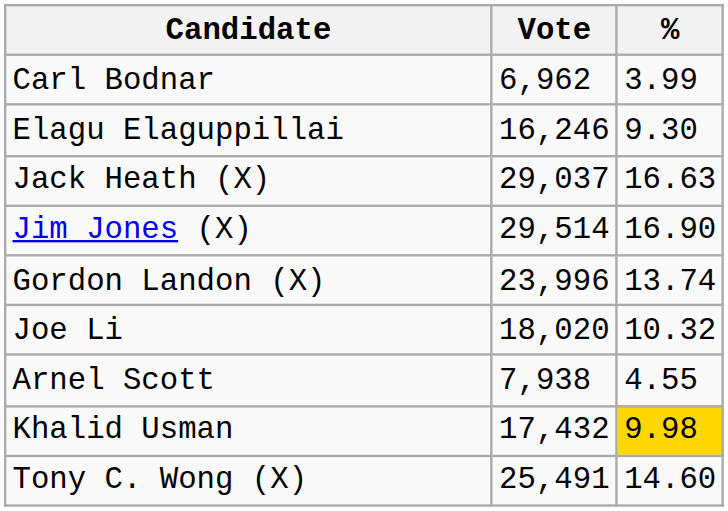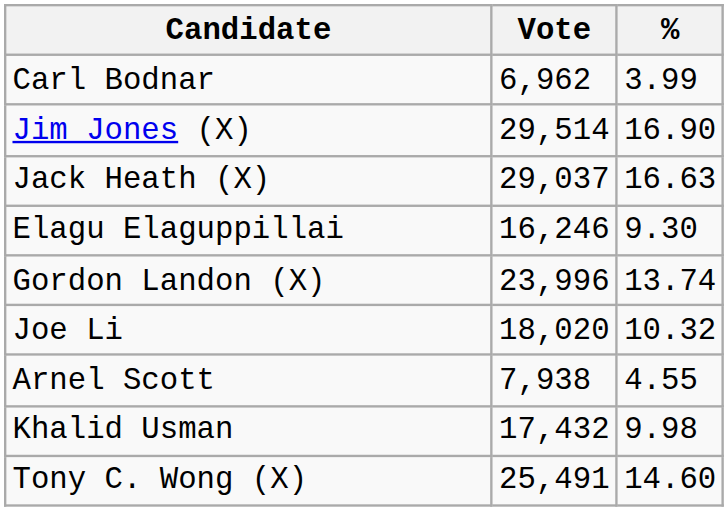rows swapped: (178, 130) <-> (132, 230)
(661, 430) gold background -> (661, 430) no background
